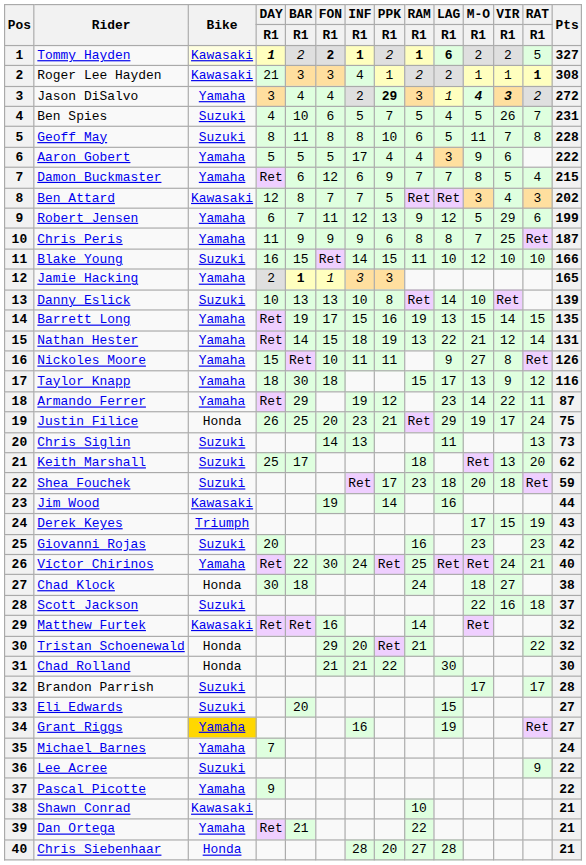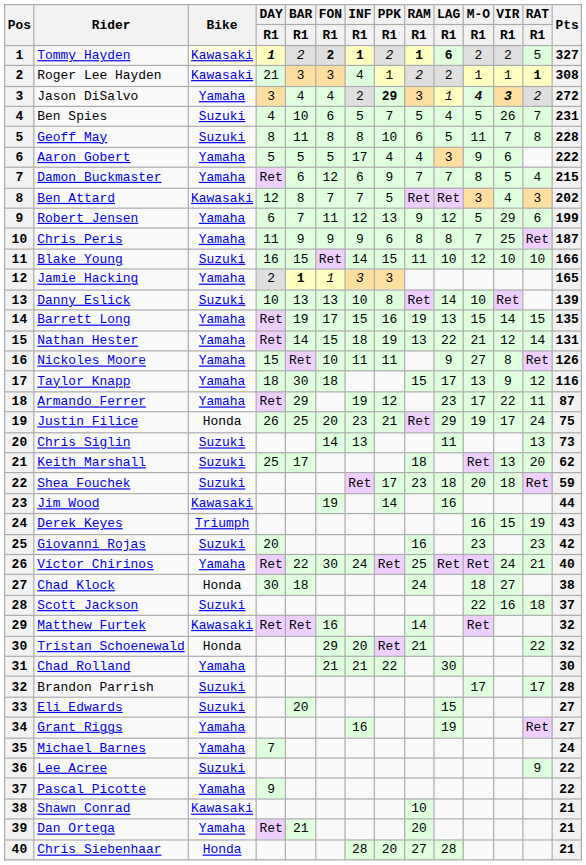(478, 402) 14 -> (478, 402) 17
(478, 524) 17 -> (478, 524) 16
(222, 667) Honda -> (222, 667) Yamaha
(222, 728) gold background -> (222, 728) no background
(419, 829) 22 -> (419, 829) 20
